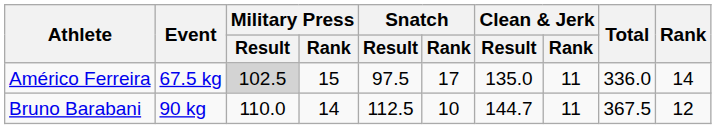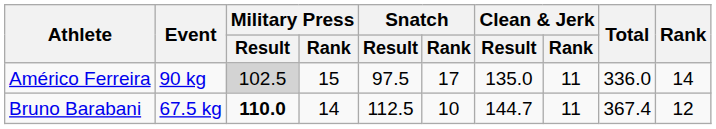(191, 78) 67.5 kg -> (183, 78) 90 kg
(183, 108) 90 kg -> (191, 108) 67.5 kg
(263, 108) normal -> (262, 108) bold
(627, 108) 367.5 -> (627, 108) 367.4
